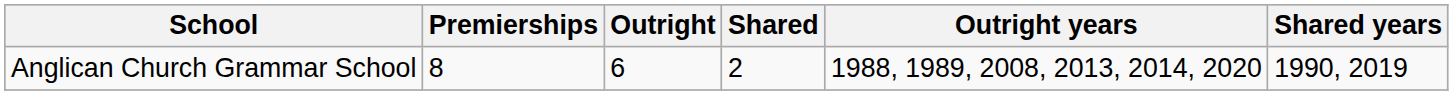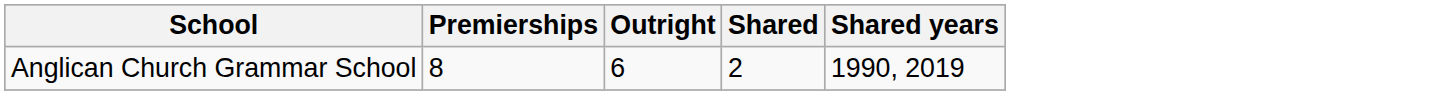- column: (1046, 25)
